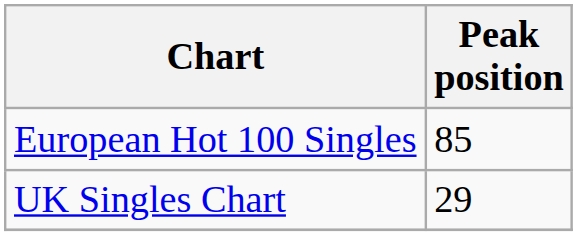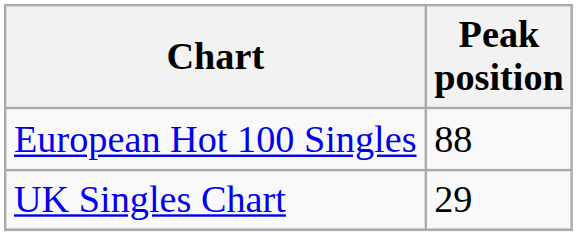(453, 138) 85 -> (453, 138) 88
